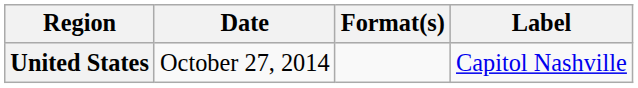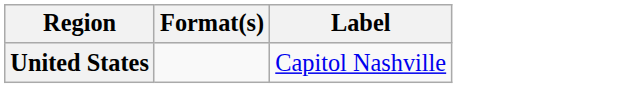- column: (245, 23)
